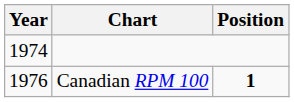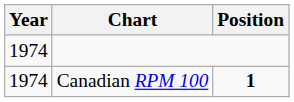(28, 81) 1976 -> (28, 81) 1974
